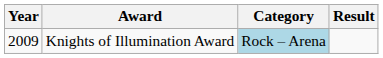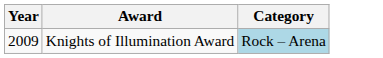- column: (354, 16)
